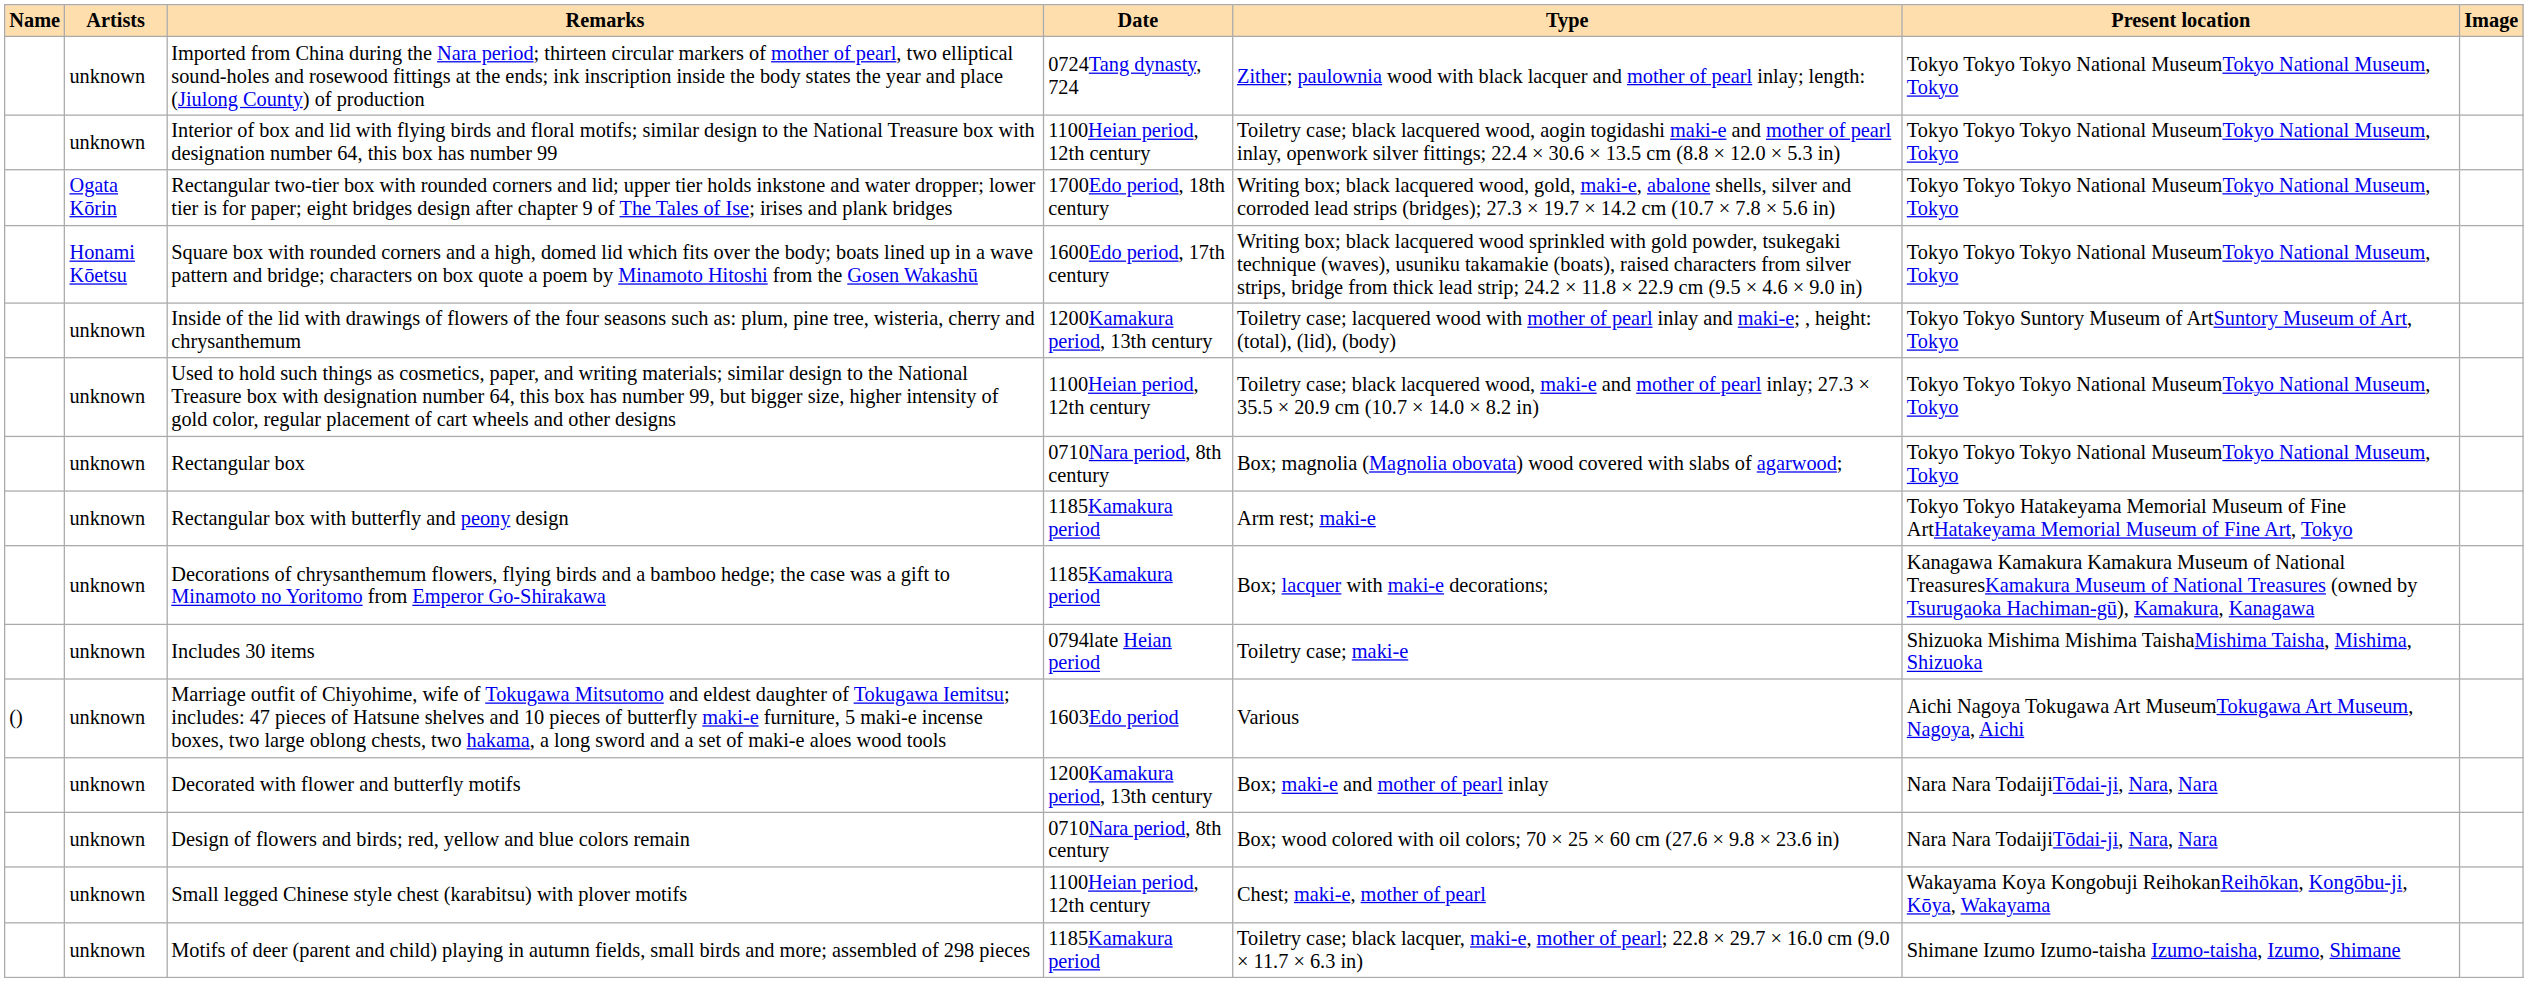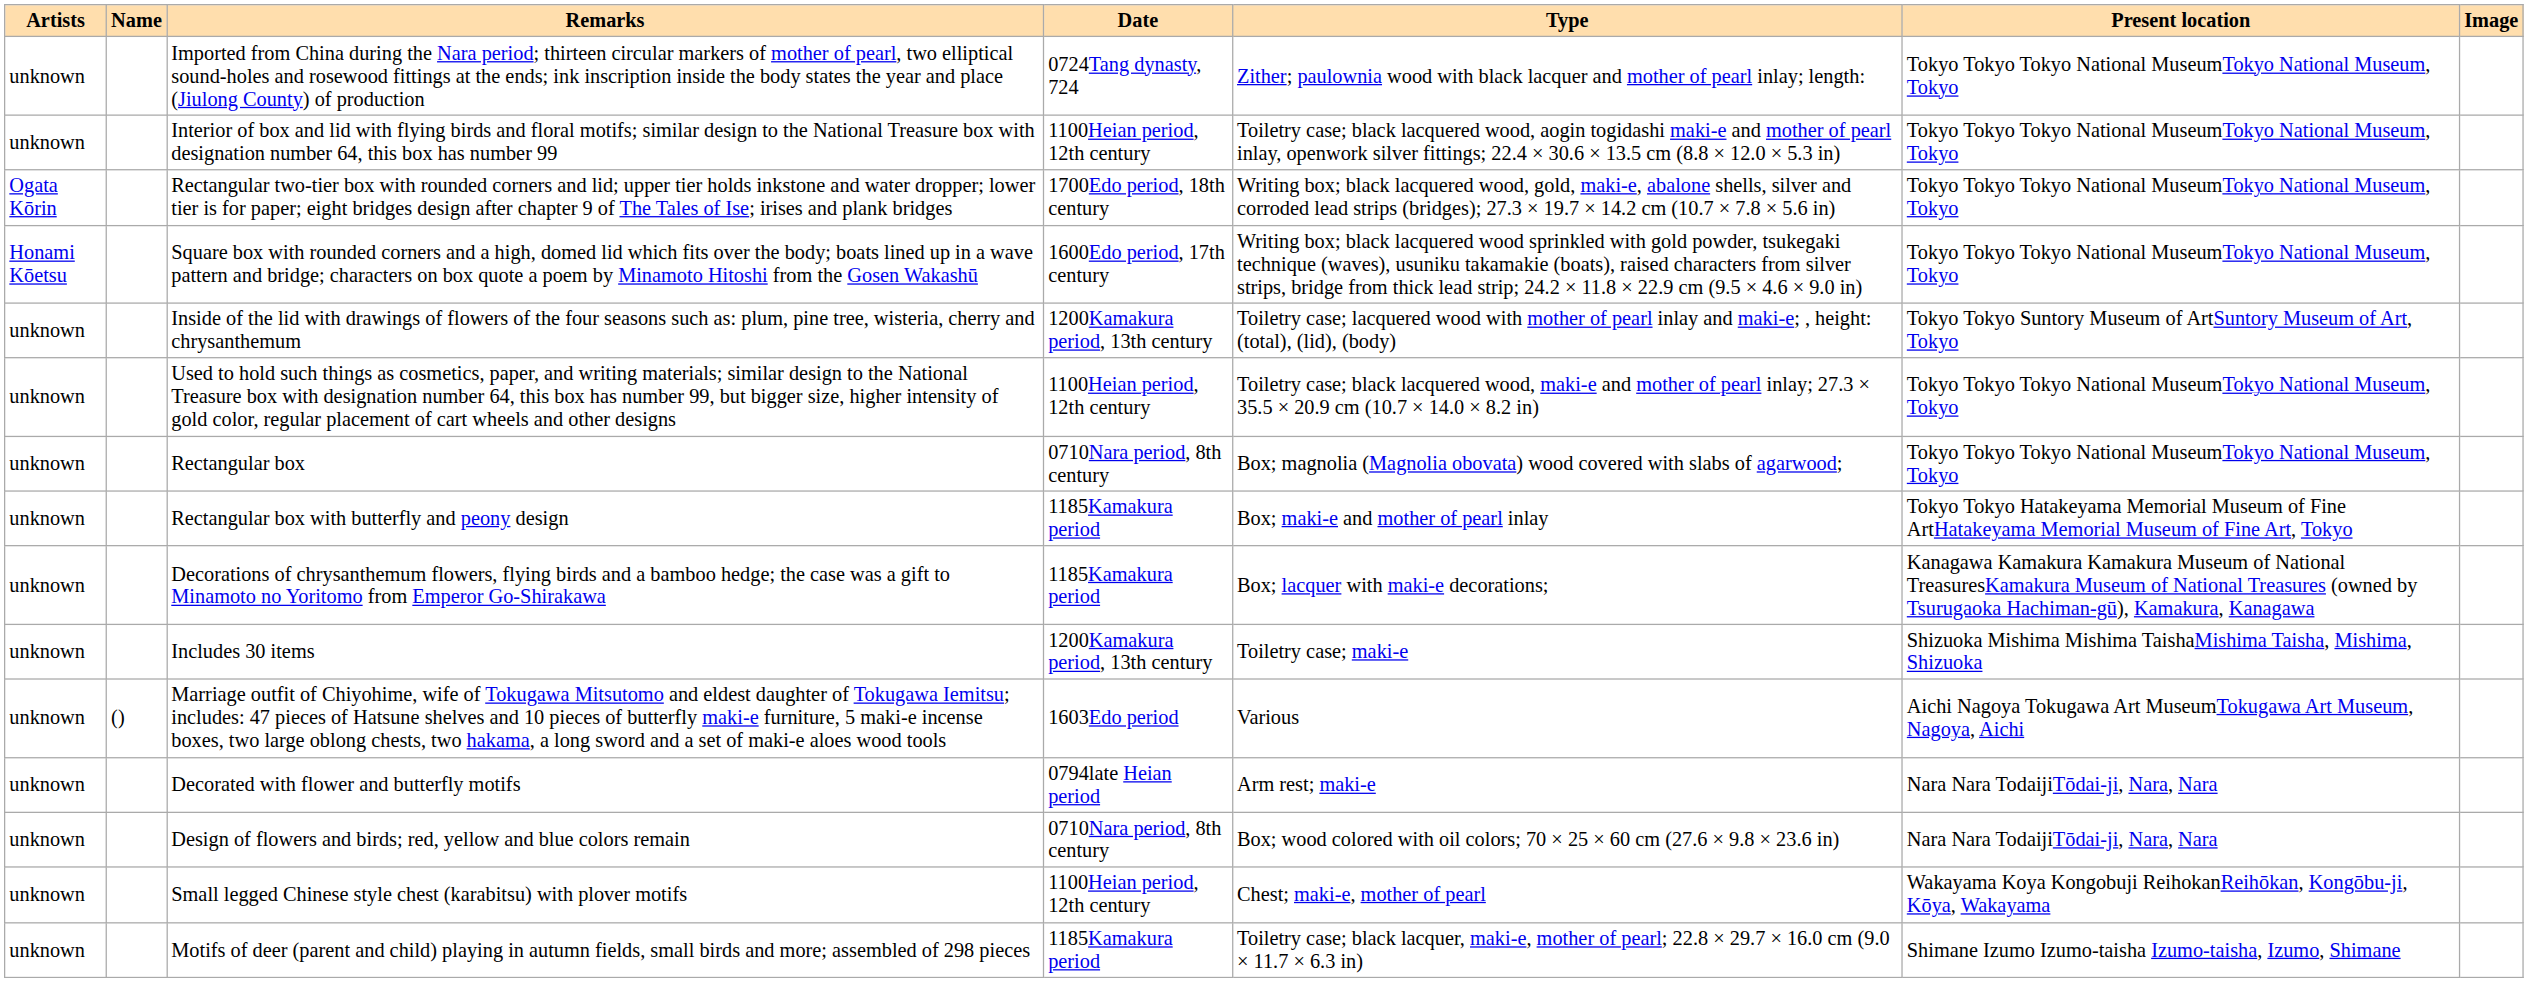columns swapped: (35, 20) <-> (116, 20)
(1306, 518) Arm rest; maki-e -> (1393, 518) Box; maki-e and mother of pearl inlay
(1110, 651) 0794late Heian period -> (1130, 651) 1200Kamakura period, 13th century
(1130, 784) 1200Kamakura period, 13th century -> (1110, 784) 0794late Heian period
(1393, 784) Box; maki-e and mother of pearl inlay -> (1306, 784) Arm rest; maki-e
